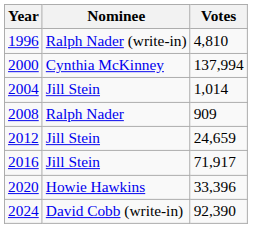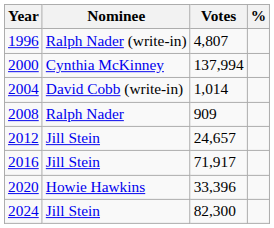+ column: (258, 16)
(211, 41) 4,810 -> (211, 41) 4,807
(73, 89) Jill Stein -> (115, 89) David Cobb (write-in)
(215, 138) 24,659 -> (215, 138) 24,657
(115, 211) David Cobb (write-in) -> (73, 211) Jill Stein
(215, 211) 92,390 -> (215, 211) 82,300
